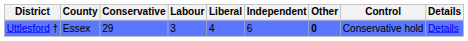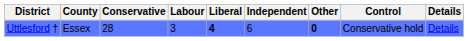(108, 28) 29 -> (108, 28) 28
(212, 28) normal -> (212, 28) bold
